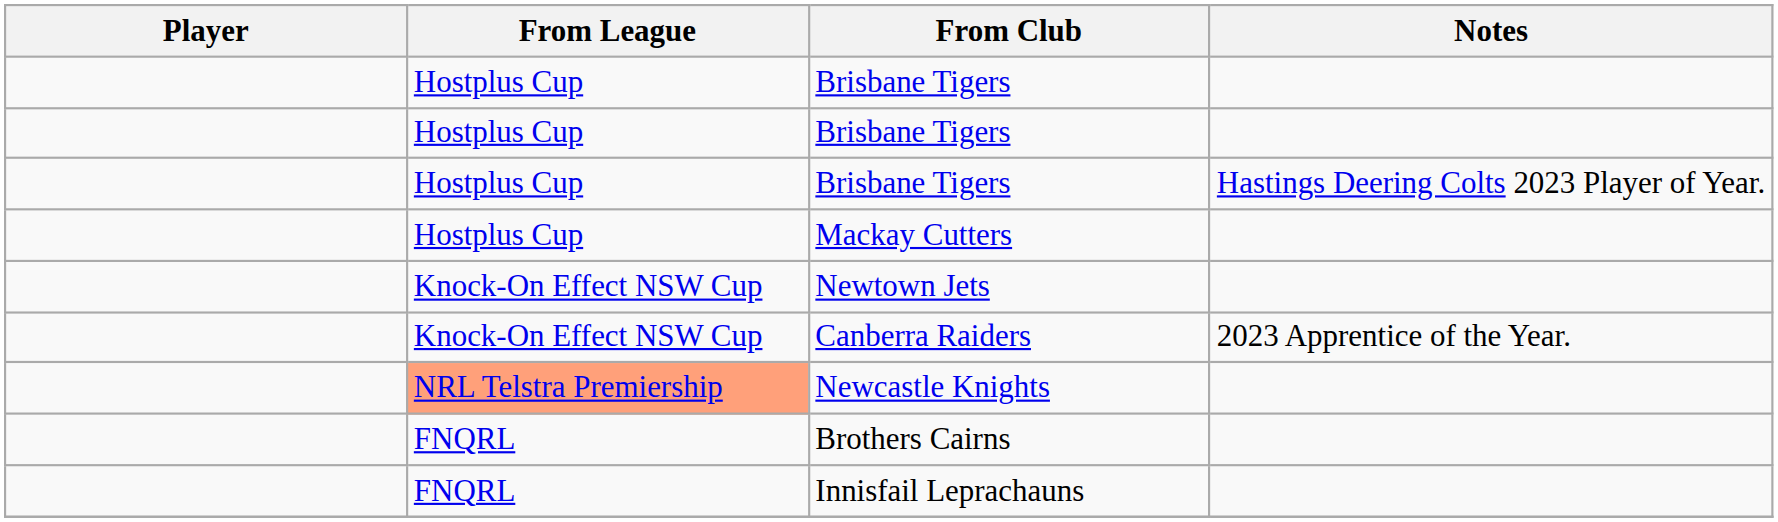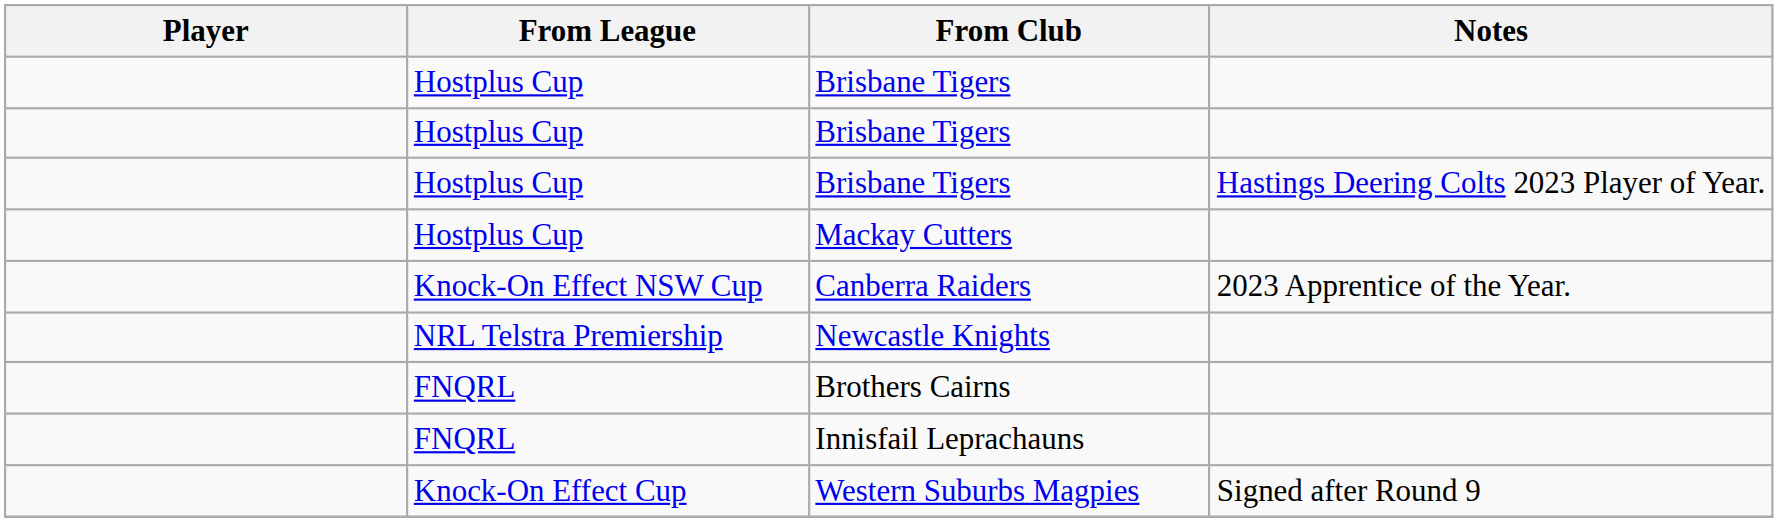- row: (903, 285)
(568, 387) lightsalmon background -> (568, 336) no background
+ row: (977, 489)
